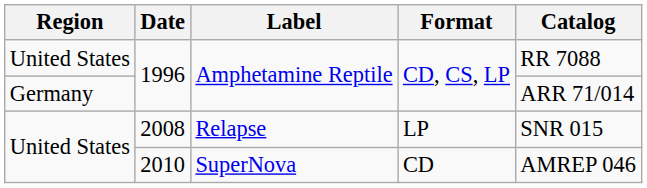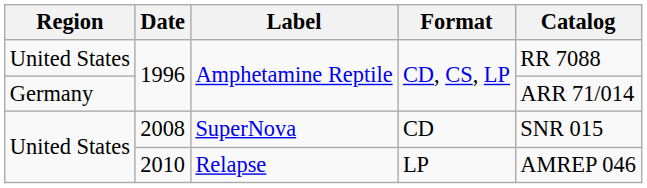(231, 128) Relapse -> (246, 128) SuperNova
(416, 128) LP -> (418, 128) CD
(246, 164) SuperNova -> (231, 164) Relapse
(418, 164) CD -> (416, 164) LP
